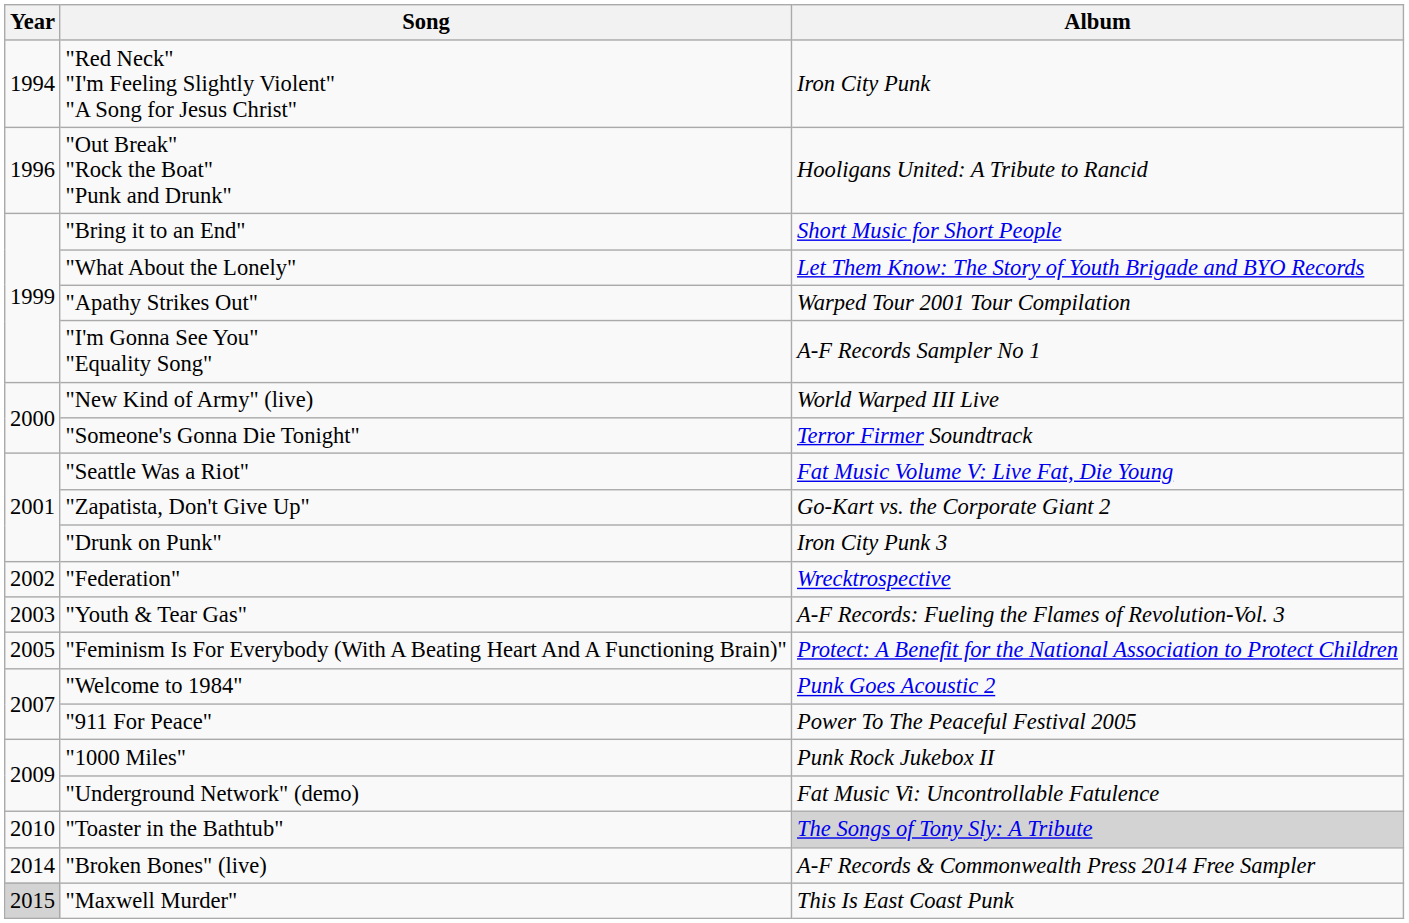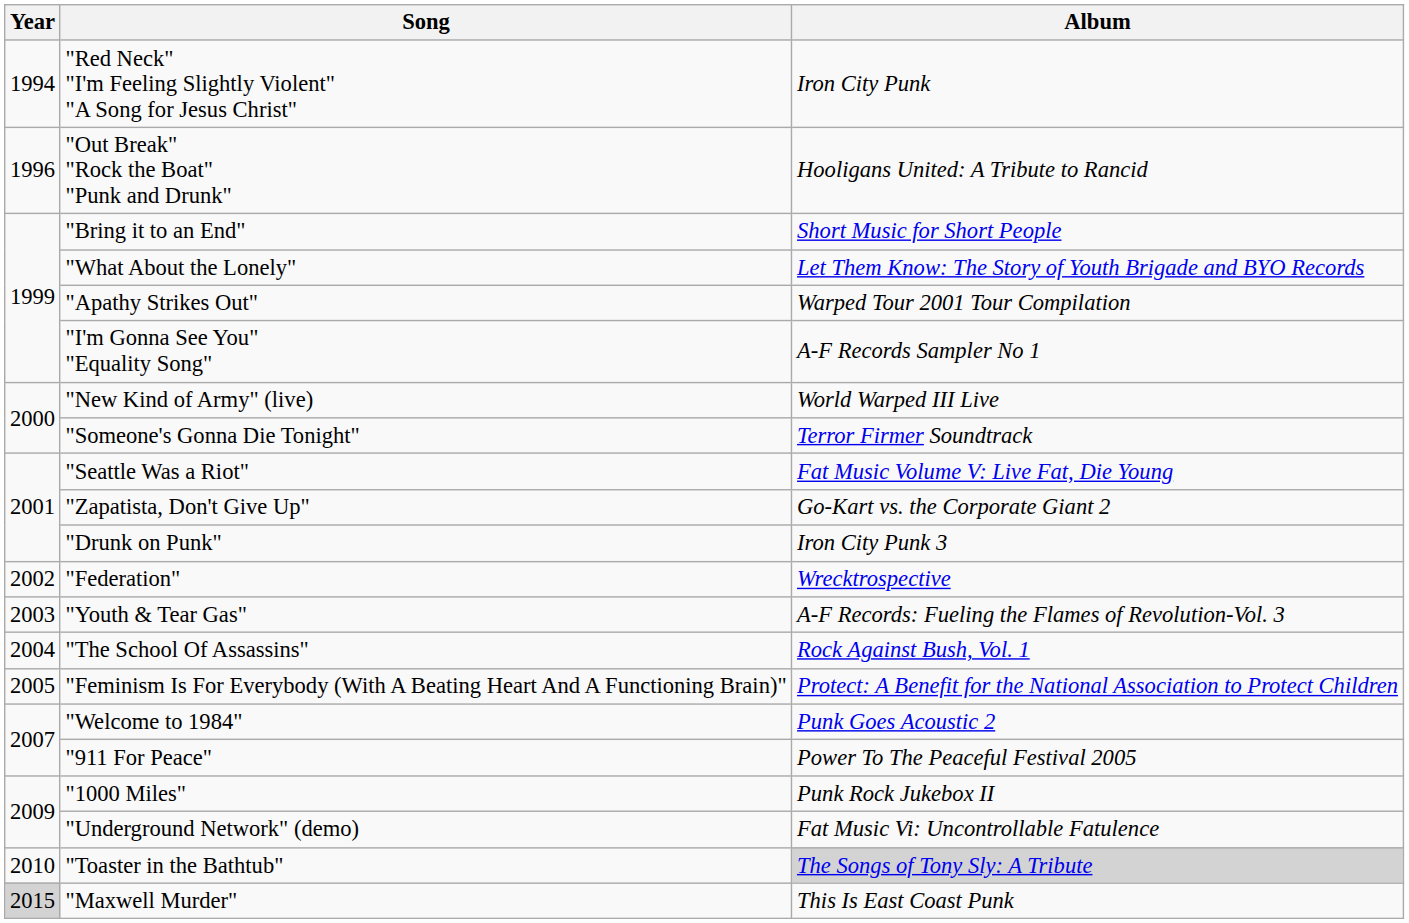+ row: (187, 650)
- row: (166, 864)
